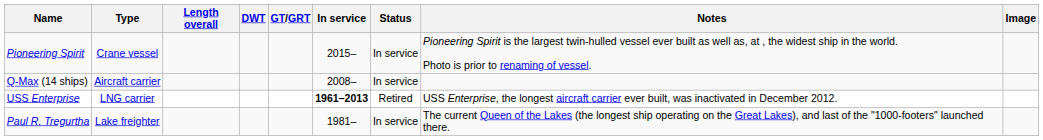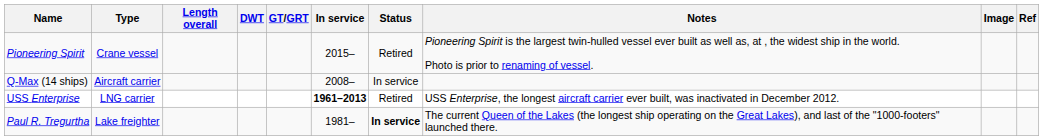+ column: (1028, 18)
(396, 53) In service -> (396, 53) Retired
(396, 121) normal -> (396, 121) bold
